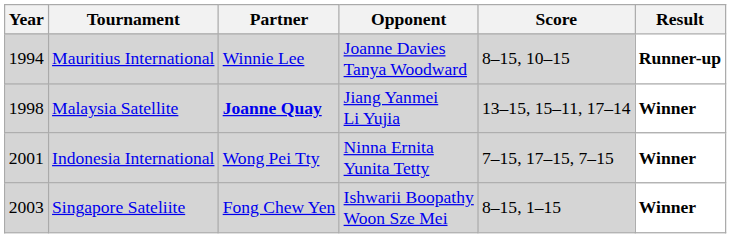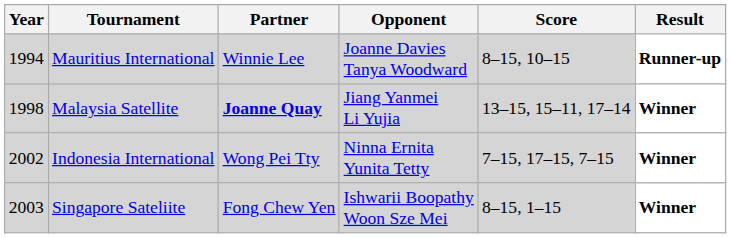(26, 158) 2001 -> (26, 158) 2002
